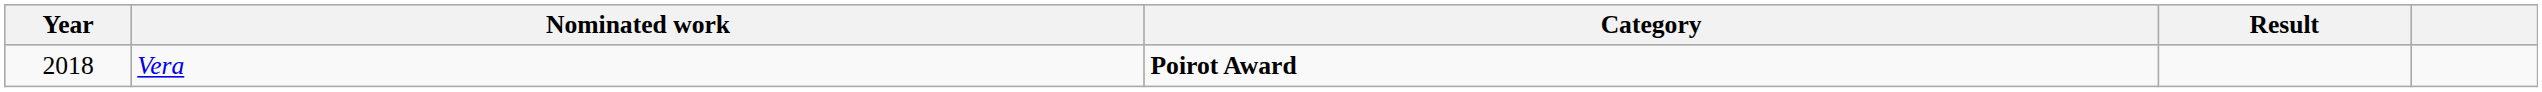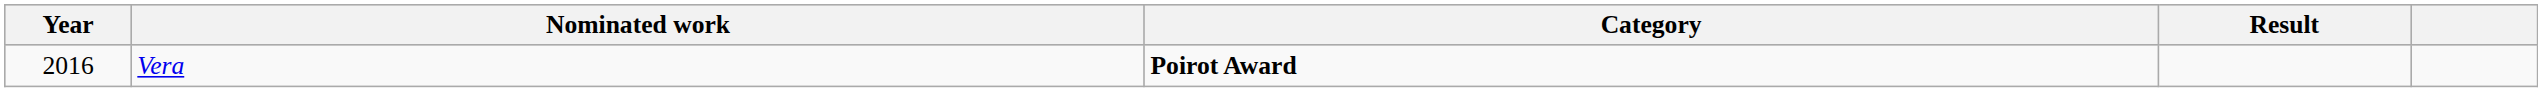(68, 65) 2018 -> (68, 65) 2016
